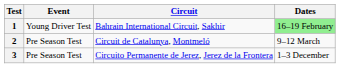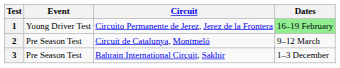(160, 25) Bahrain International Circuit, Sakhir -> (184, 25) Circuito Permanente de Jerez, Jerez de la Frontera
(184, 55) Circuito Permanente de Jerez, Jerez de la Frontera -> (160, 55) Bahrain International Circuit, Sakhir
